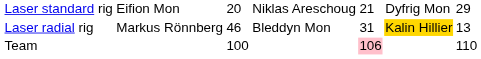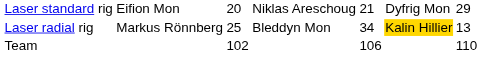(234, 27) 46 -> (234, 27) 25
(367, 27) 31 -> (367, 27) 34
(238, 46) 100 -> (238, 46) 102
(371, 46) pink background -> (371, 46) no background
